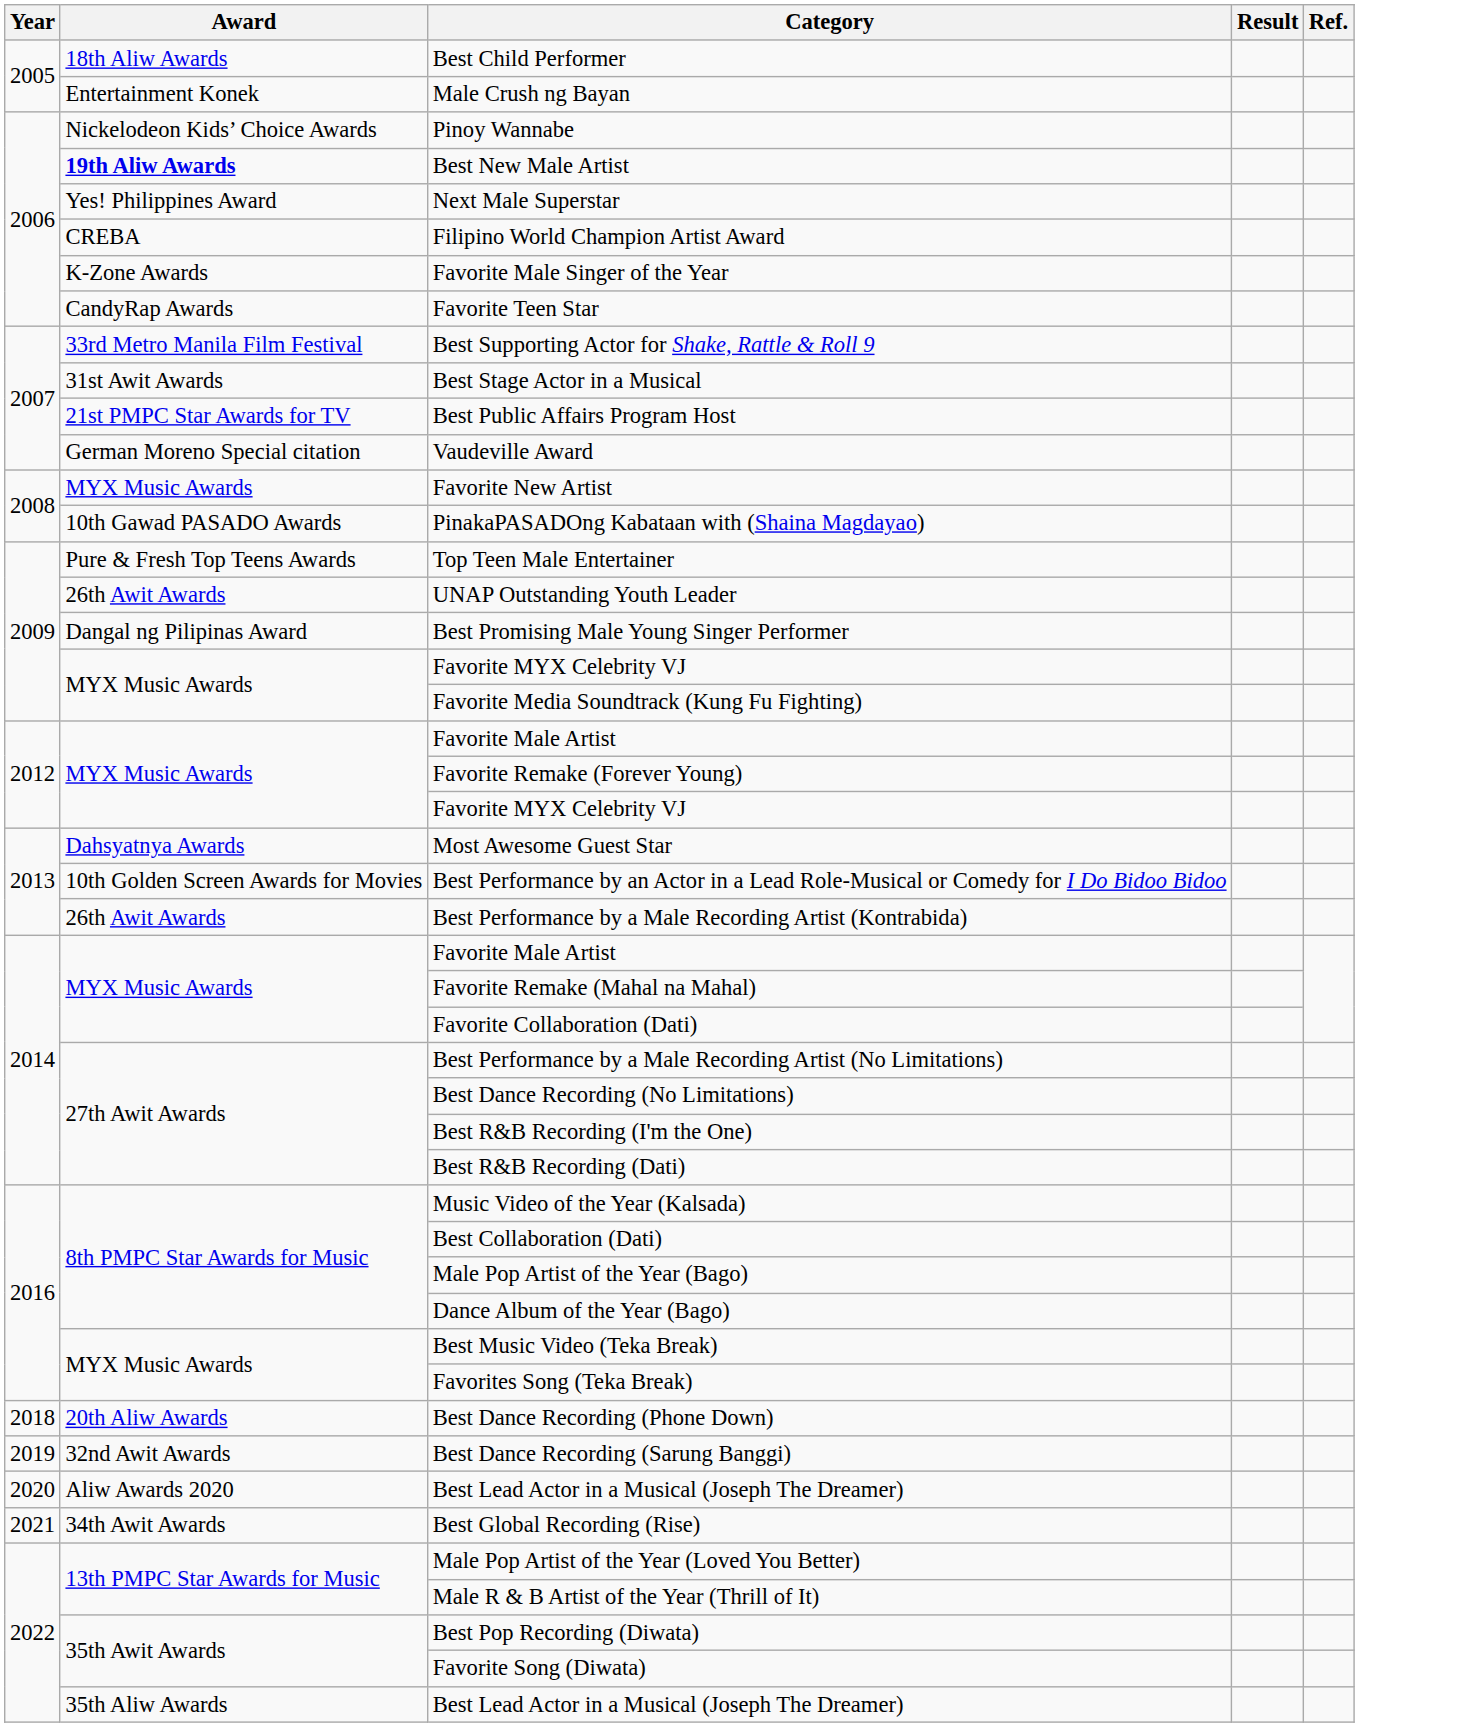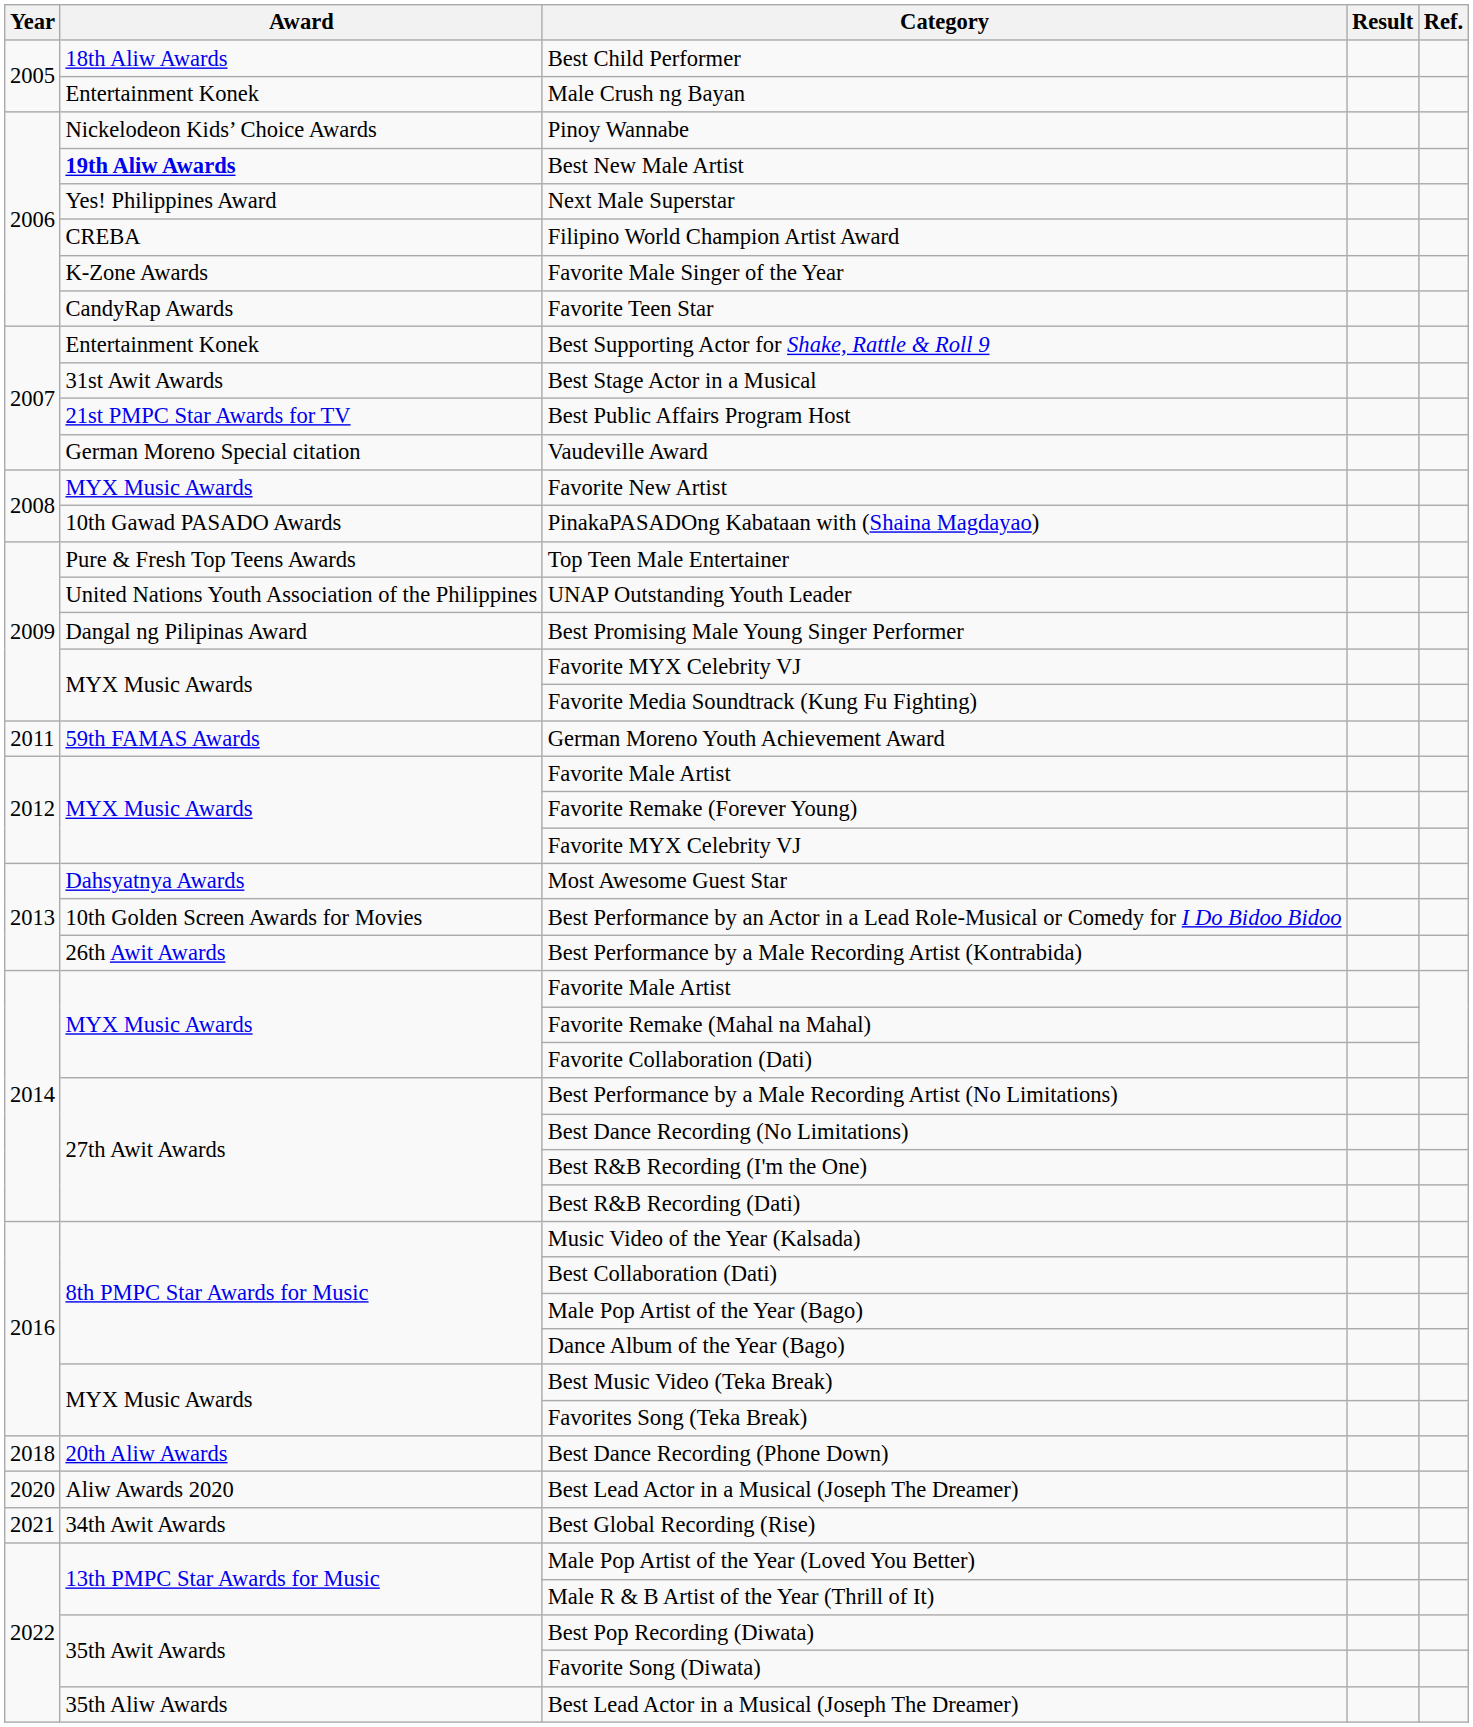(214, 344) 33rd Metro Manila Film Festival -> (162, 344) Entertainment Konek
(145, 594) 26th Awit Awards -> (301, 594) United Nations Youth Association of the Philippines
+ row: (32, 737)
- row: (32, 1453)
